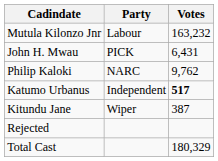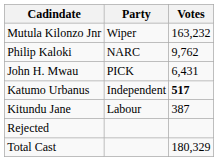(124, 33) Labour -> (121, 33) Wiper
rows swapped: (43, 52) <-> (39, 71)
(121, 109) Wiper -> (124, 109) Labour
